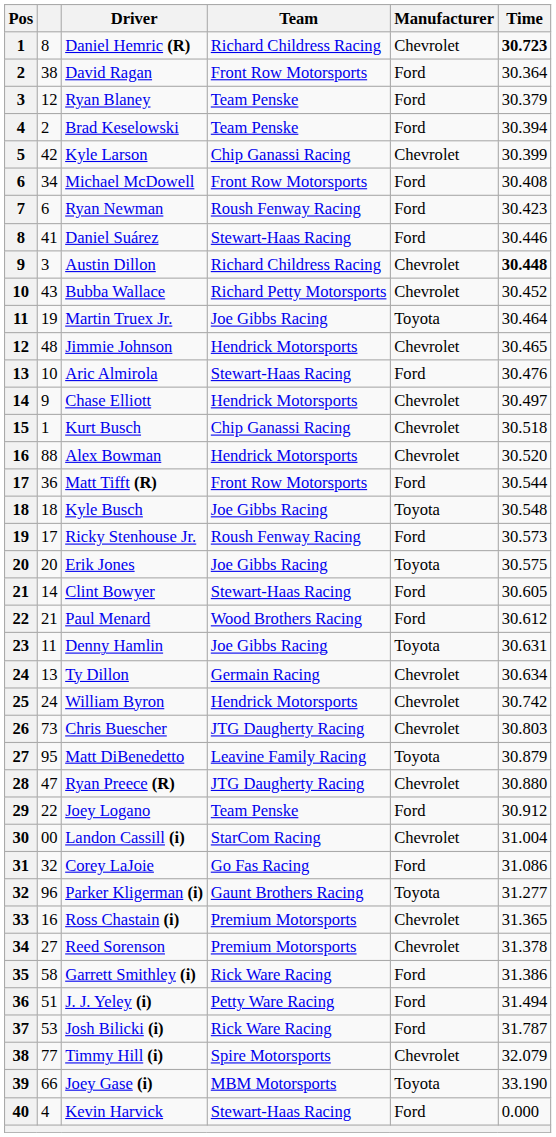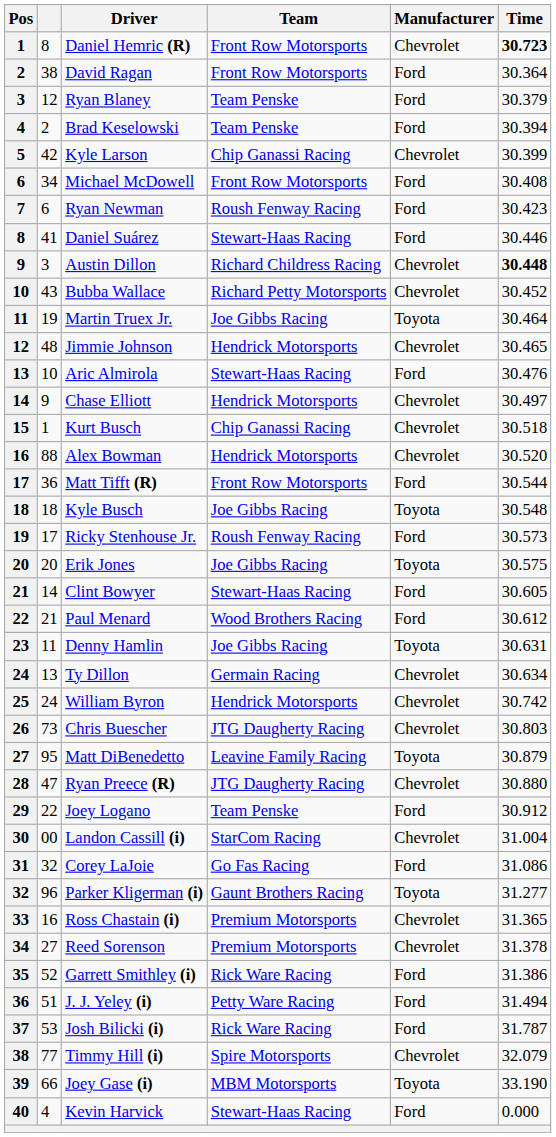(296, 45) Richard Childress Racing -> (289, 45) Front Row Motorsports
(49, 974) 58 -> (49, 974) 52
